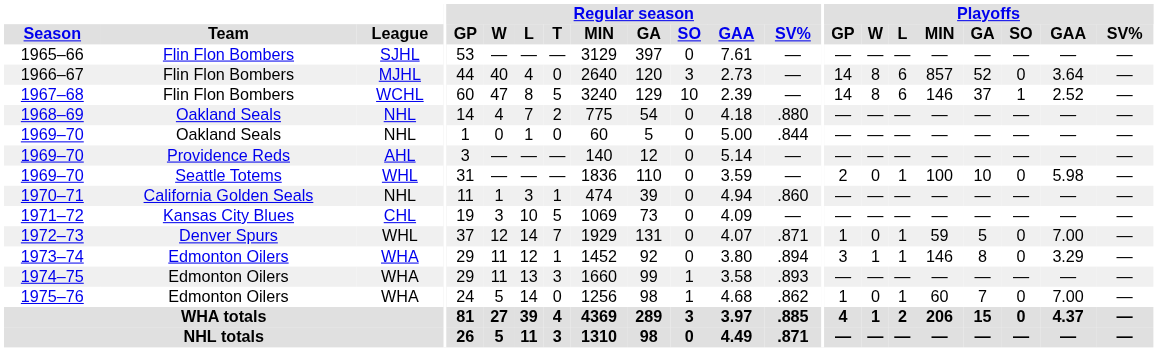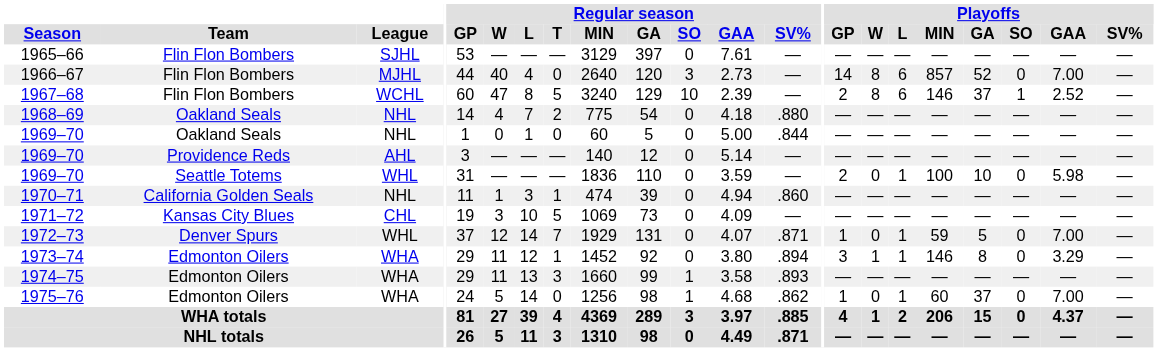(1068, 74) 3.64 -> (1068, 74) 7.00
(843, 94) 14 -> (843, 94) 2
(983, 296) 7 -> (983, 296) 37
